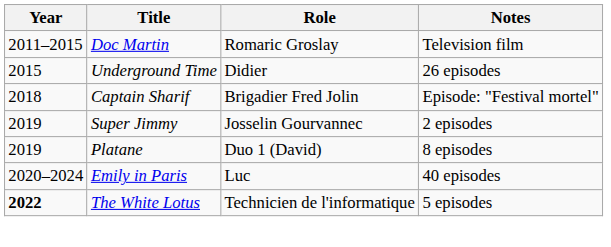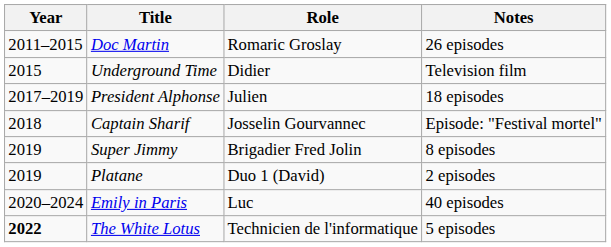(473, 44) Television film -> (465, 44) 26 episodes
(462, 70) 26 episodes -> (476, 70) Television film
+ row: (155, 96)
(291, 96) Brigadier Fred Jolin -> (297, 123) Josselin Gourvannec
(294, 123) Josselin Gourvannec -> (295, 149) Brigadier Fred Jolin
(457, 123) 2 episodes -> (460, 149) 8 episodes
(457, 149) 8 episodes -> (460, 176) 2 episodes
